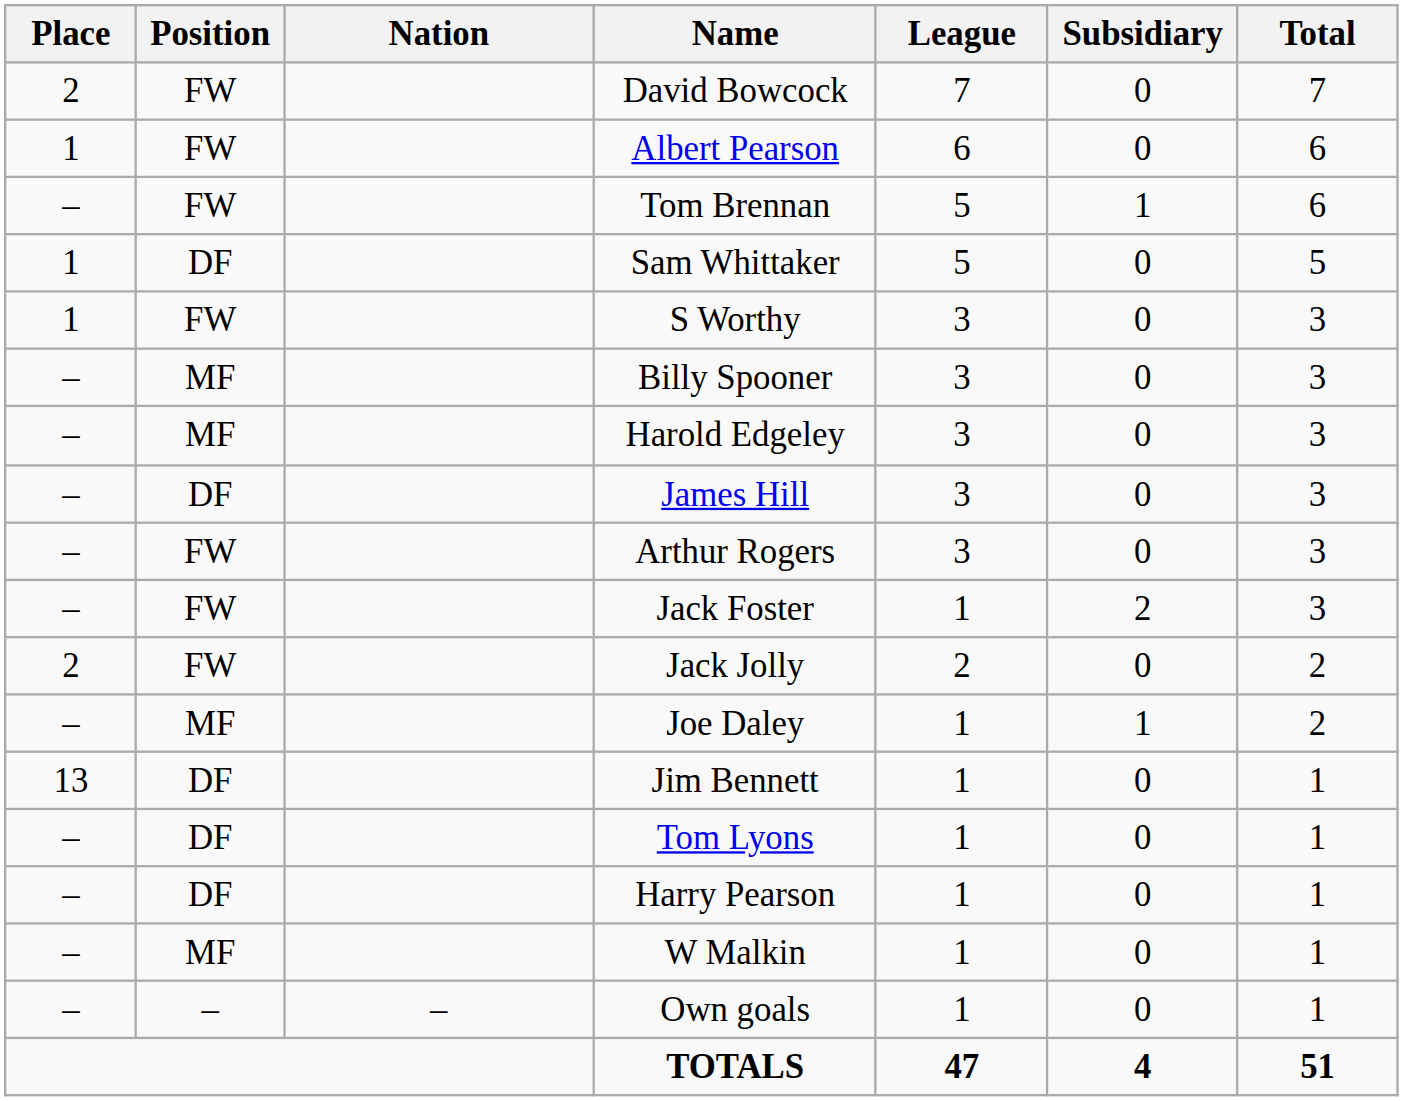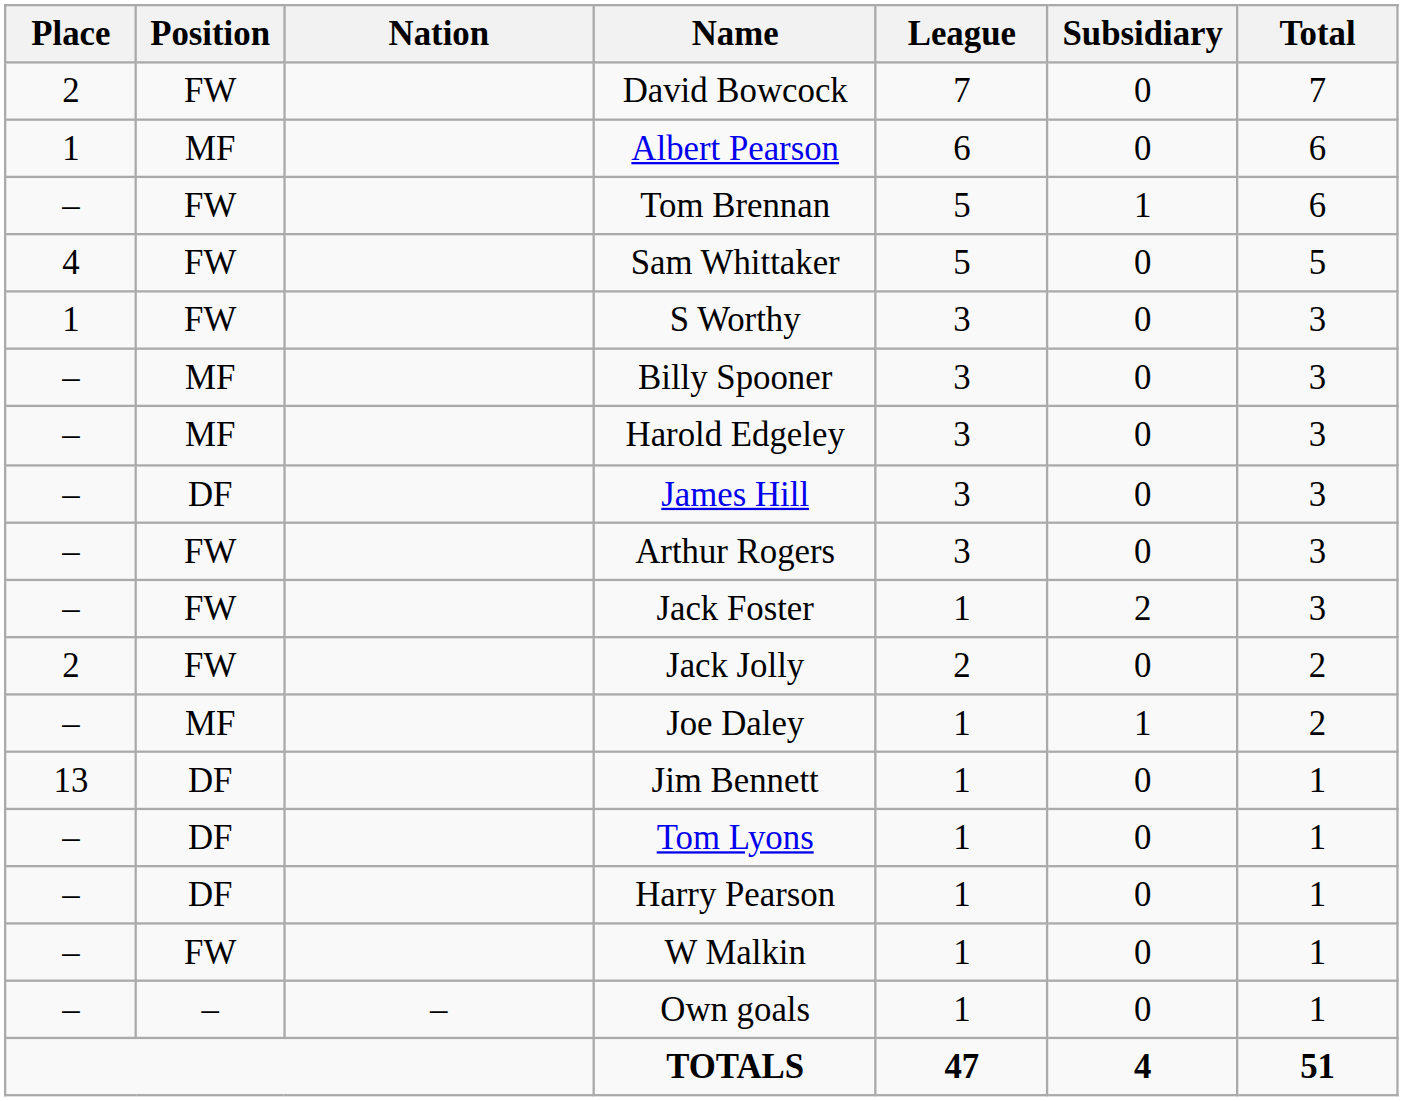(210, 148) FW -> (210, 148) MF
(71, 262) 1 -> (71, 262) 4
(210, 262) DF -> (210, 262) FW
(210, 951) MF -> (210, 951) FW
